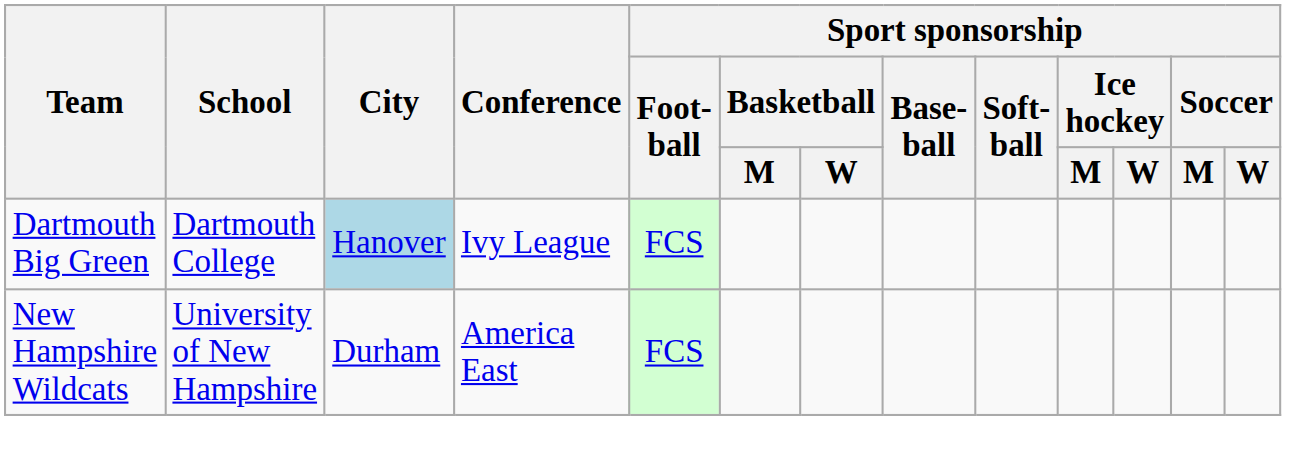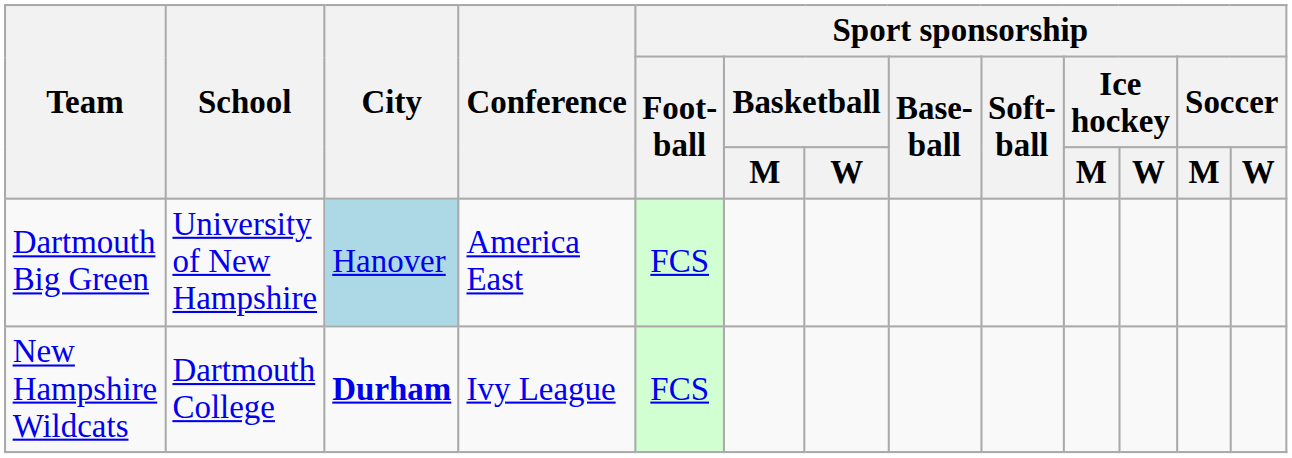(244, 243) Dartmouth College -> (245, 261) University of New Hampshire
(536, 243) Ivy League -> (523, 261) America East
(245, 350) University of New Hampshire -> (244, 388) Dartmouth College
(386, 350) normal -> (392, 388) bold
(518, 350) America East -> (541, 388) Ivy League
